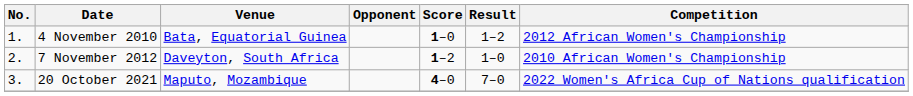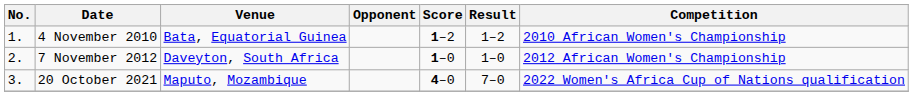(443, 37) 1–0 -> (443, 37) 1–2
(654, 37) 2012 African Women's Championship -> (654, 37) 2010 African Women's Championship
(443, 59) 1–2 -> (443, 59) 1–0
(654, 59) 2010 African Women's Championship -> (654, 59) 2012 African Women's Championship
